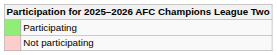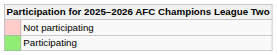rows swapped: (50, 27) <-> (59, 43)
